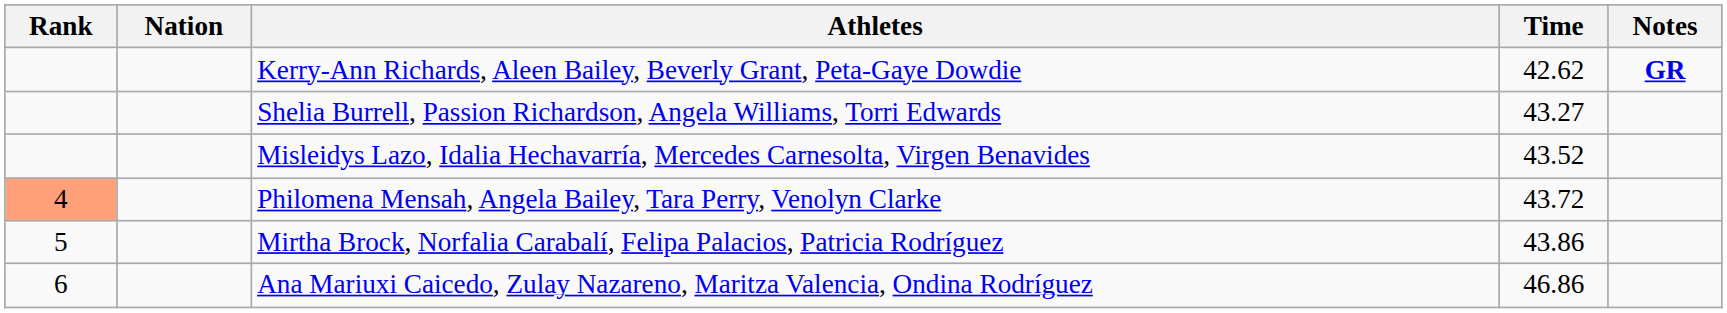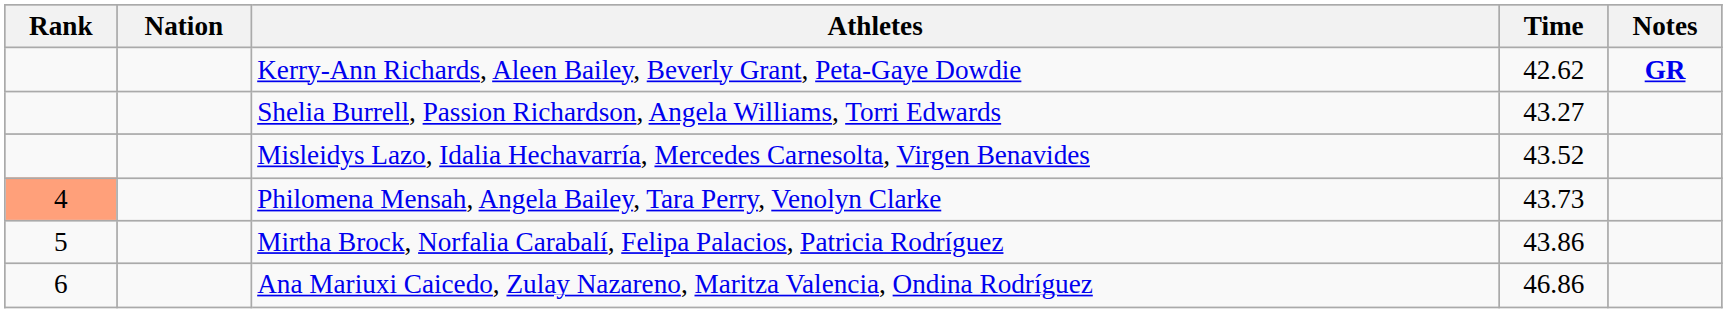(1554, 198) 43.72 -> (1554, 198) 43.73
